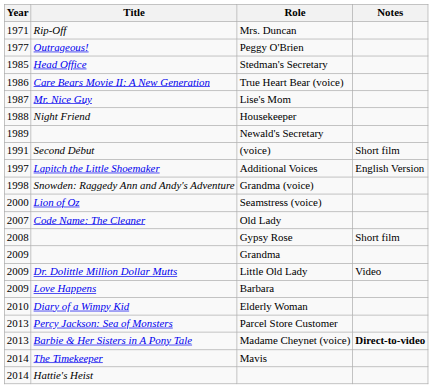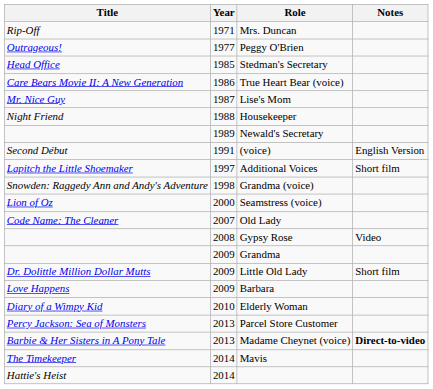columns swapped: (18, 13) <-> (134, 13)
(378, 151) Short film -> (390, 151) English Version
(390, 168) English Version -> (378, 168) Short film
(378, 237) Short film -> (368, 237) Video
(368, 271) Video -> (378, 271) Short film
